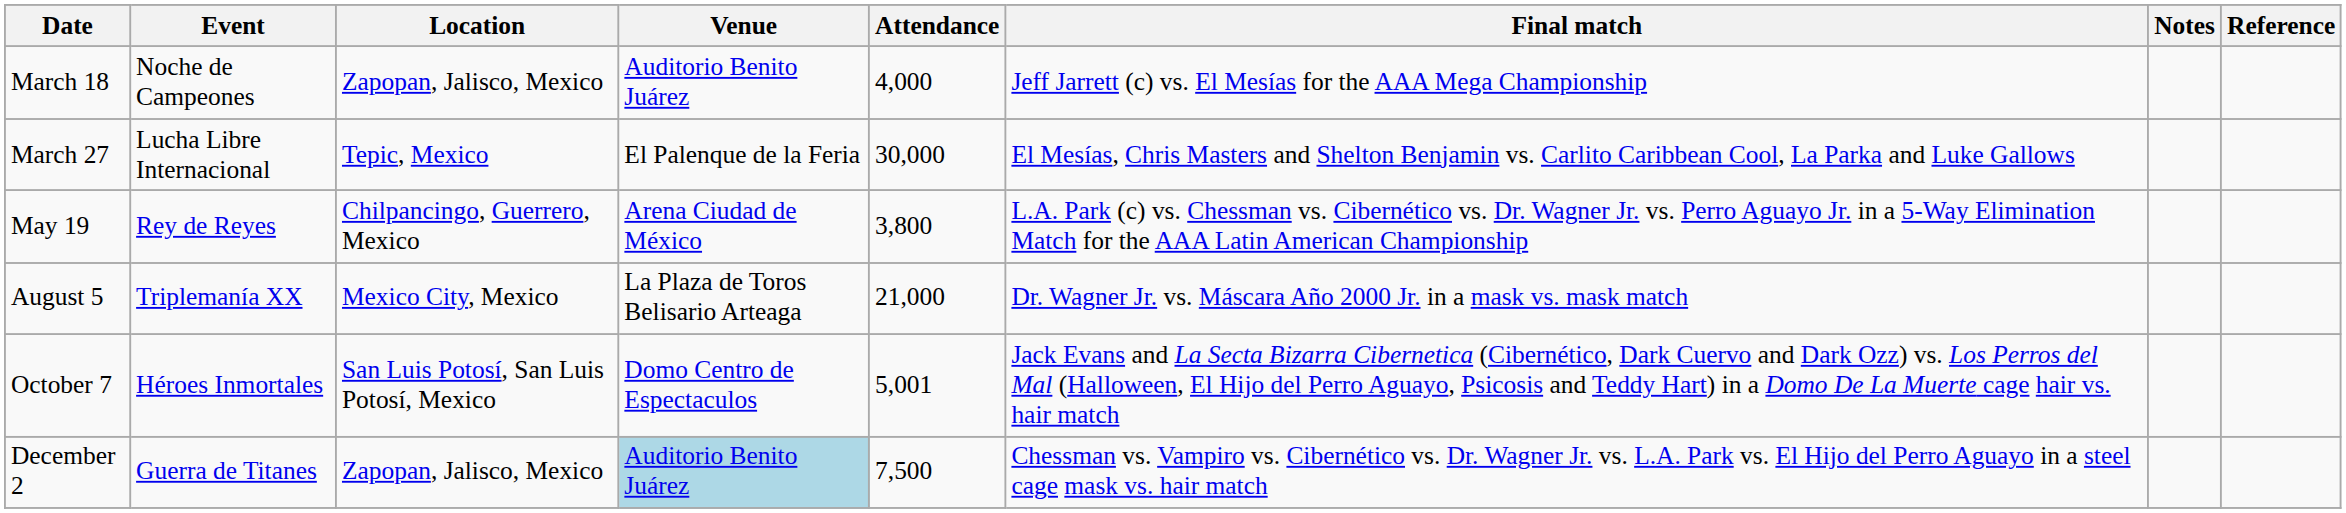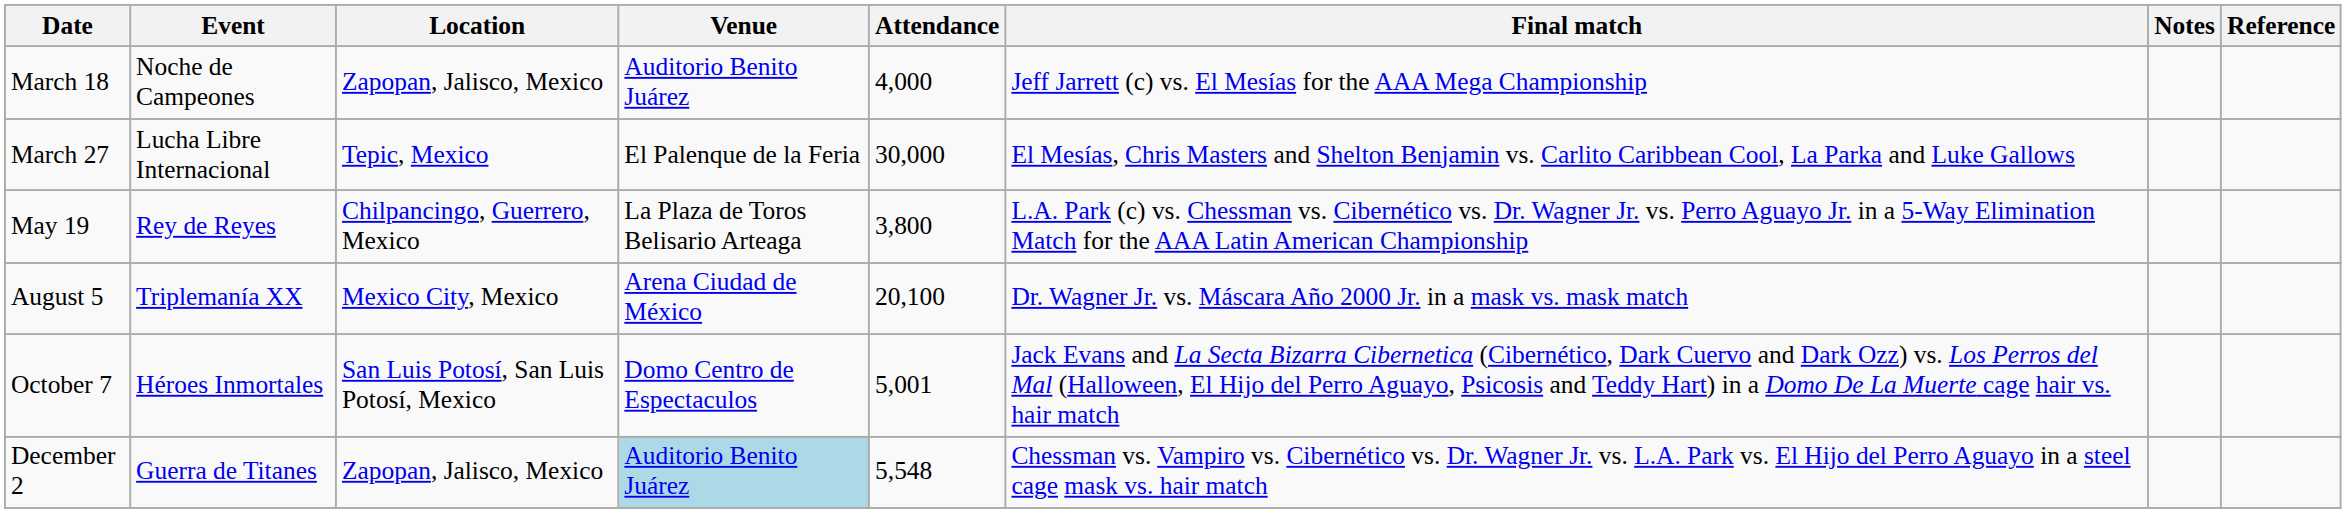(710, 225) Arena Ciudad de México -> (715, 225) La Plaza de Toros Belisario Arteaga
(715, 297) La Plaza de Toros Belisario Arteaga -> (710, 297) Arena Ciudad de México
(910, 297) 21,000 -> (910, 297) 20,100
(904, 471) 7,500 -> (904, 471) 5,548
